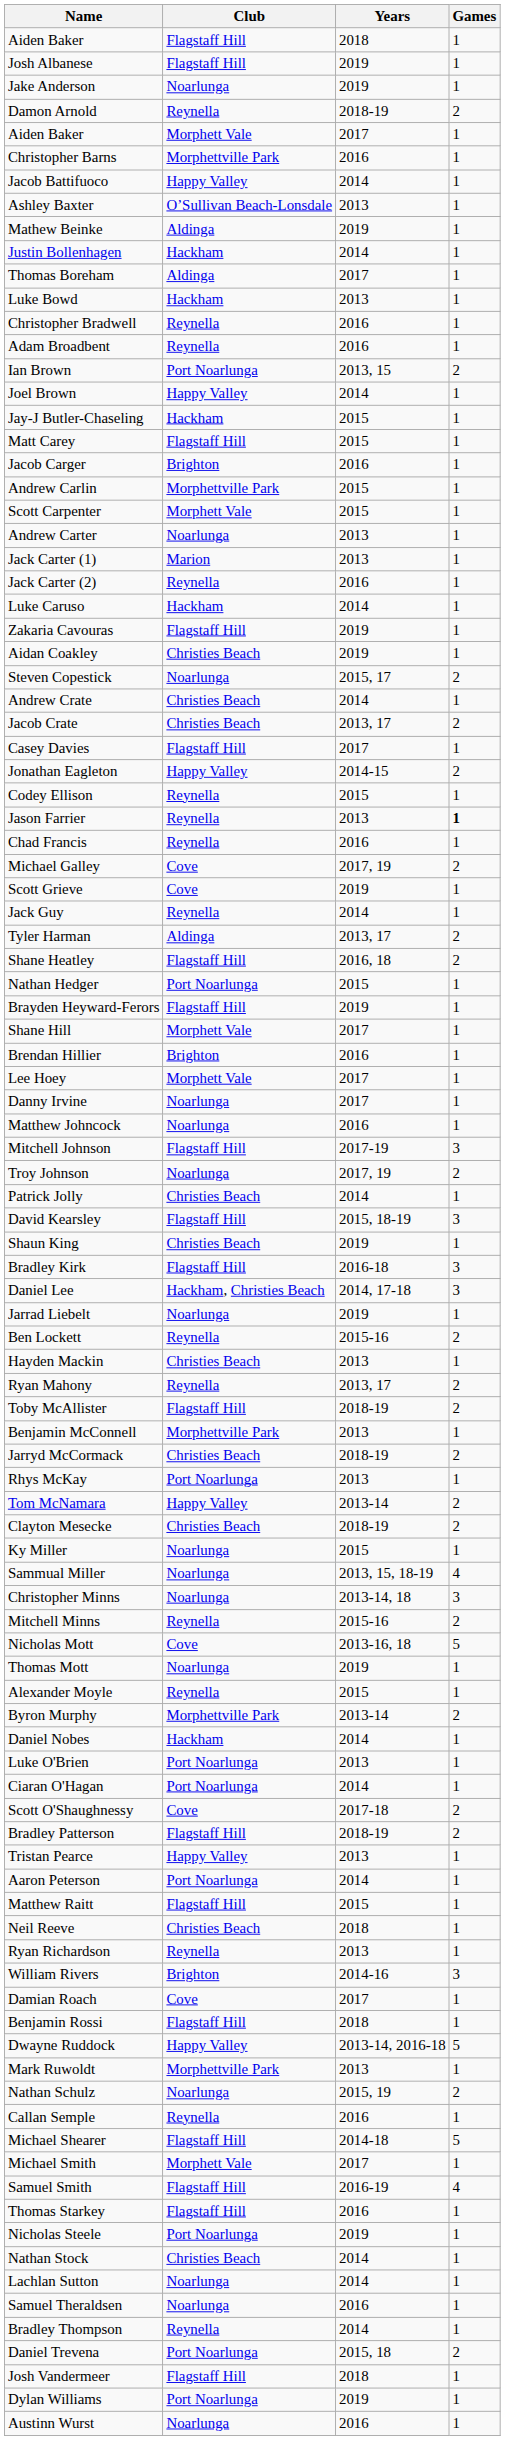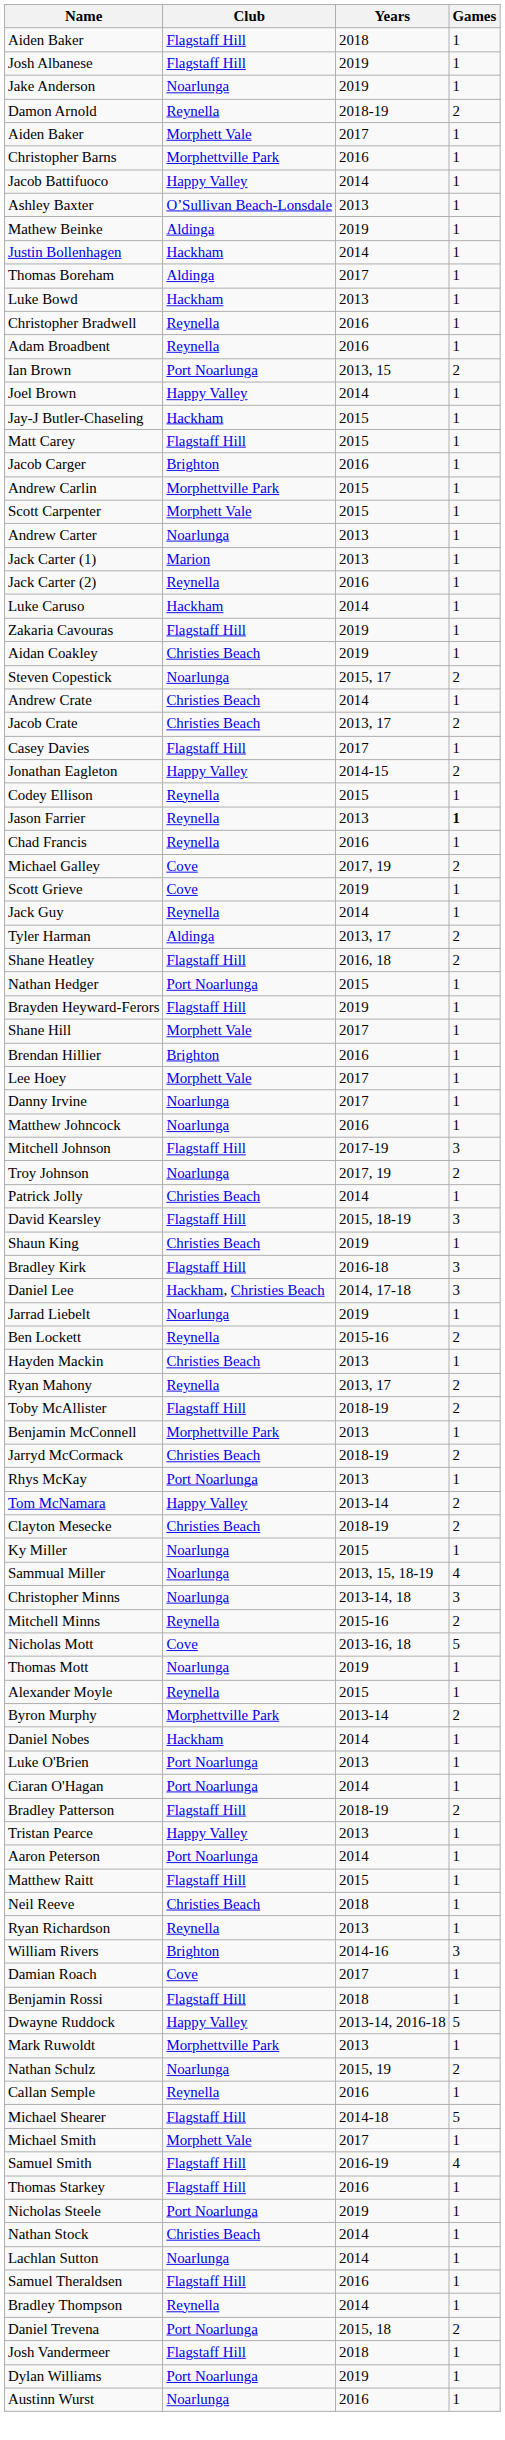- row: (71, 1809)
(198, 2305) Noarlunga -> (206, 2281) Flagstaff Hill
